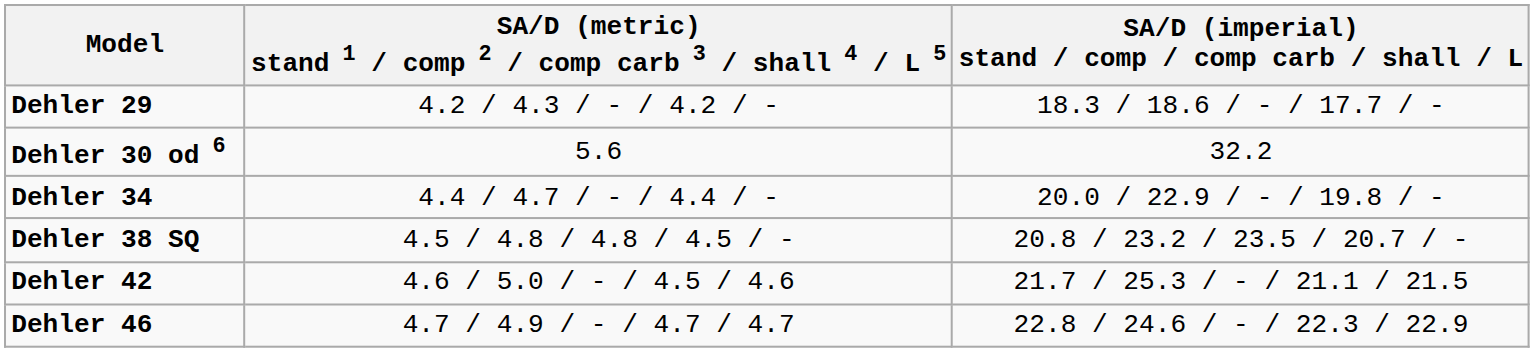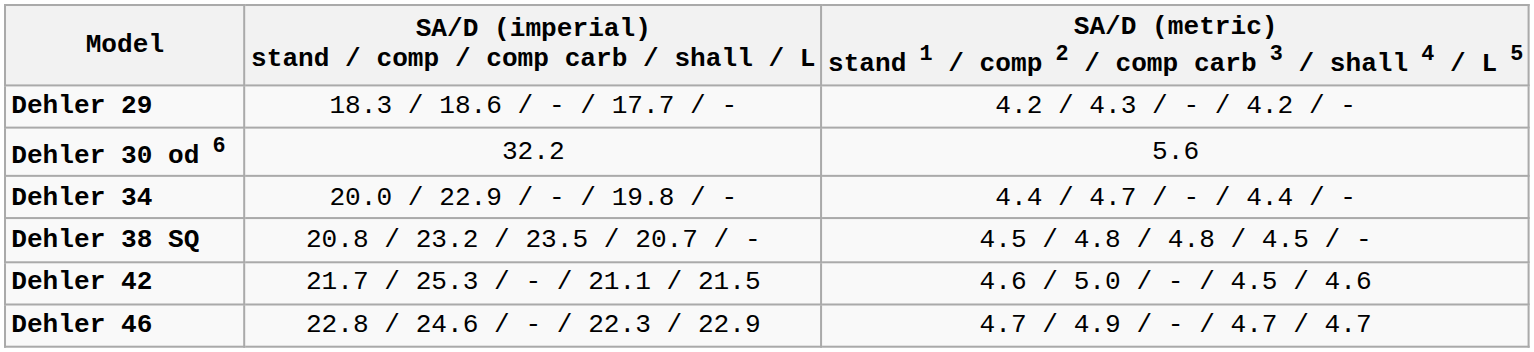columns swapped: (599, 45) <-> (1241, 45)
